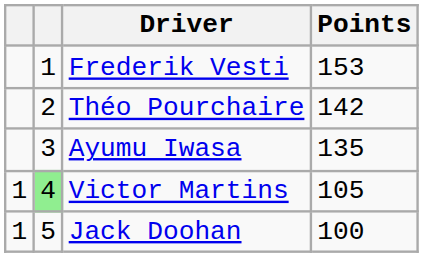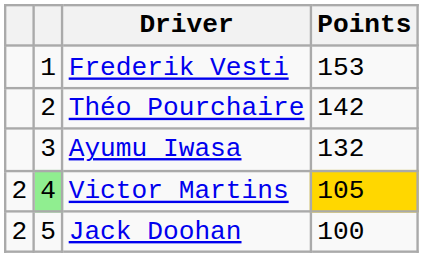(341, 150) 135 -> (341, 150) 132
(19, 191) 1 -> (19, 191) 2
(341, 191) no background -> (341, 191) gold background
(19, 232) 1 -> (19, 232) 2
